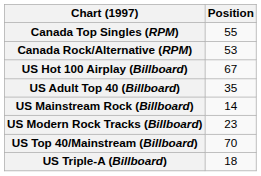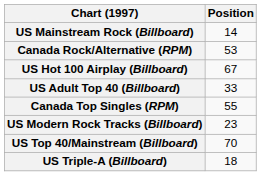rows swapped: (105, 32) <-> (105, 106)
(231, 87) 35 -> (231, 87) 33
